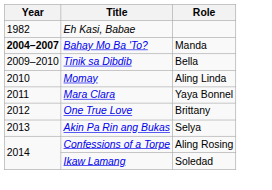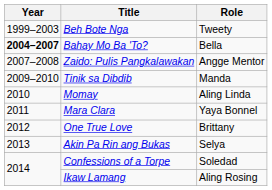- row: (99, 29)
+ row: (96, 29)
(191, 45) Manda -> (211, 45) Bella
+ row: (129, 62)
(187, 62) Bella -> (215, 78) Manda
(204, 144) Aling Rosing -> (218, 161) Soledad
(194, 161) Soledad -> (228, 177) Aling Rosing
